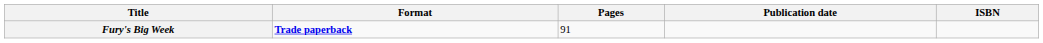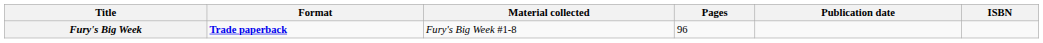+ column: (549, 12)
(565, 29) 91 -> (682, 29) 96
